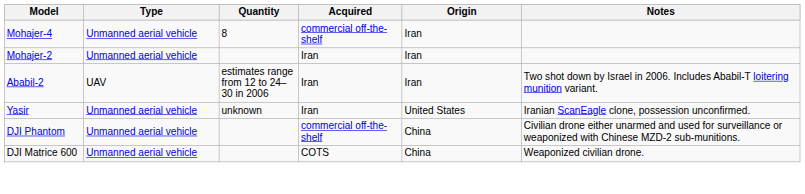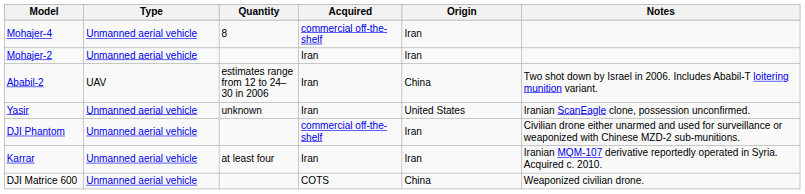(413, 83) Iran -> (418, 83) China
(418, 132) China -> (413, 132) Iran
+ row: (21, 159)
